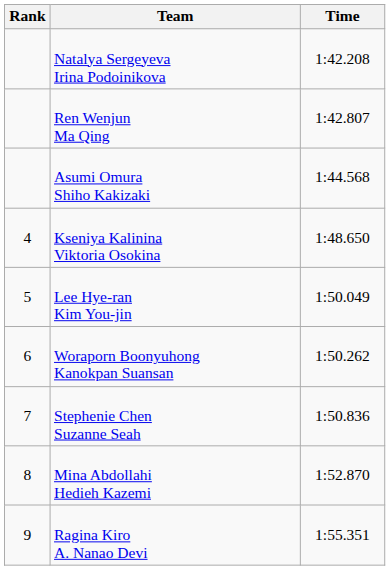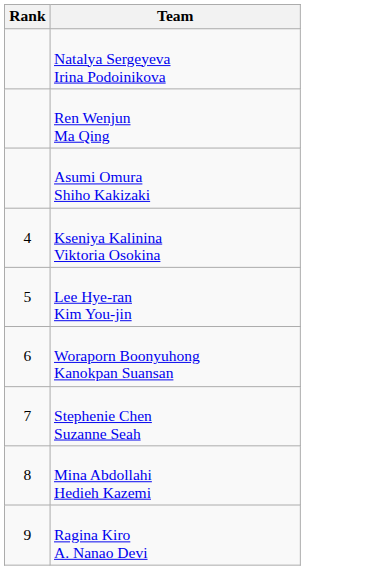- column: (342, 16)
